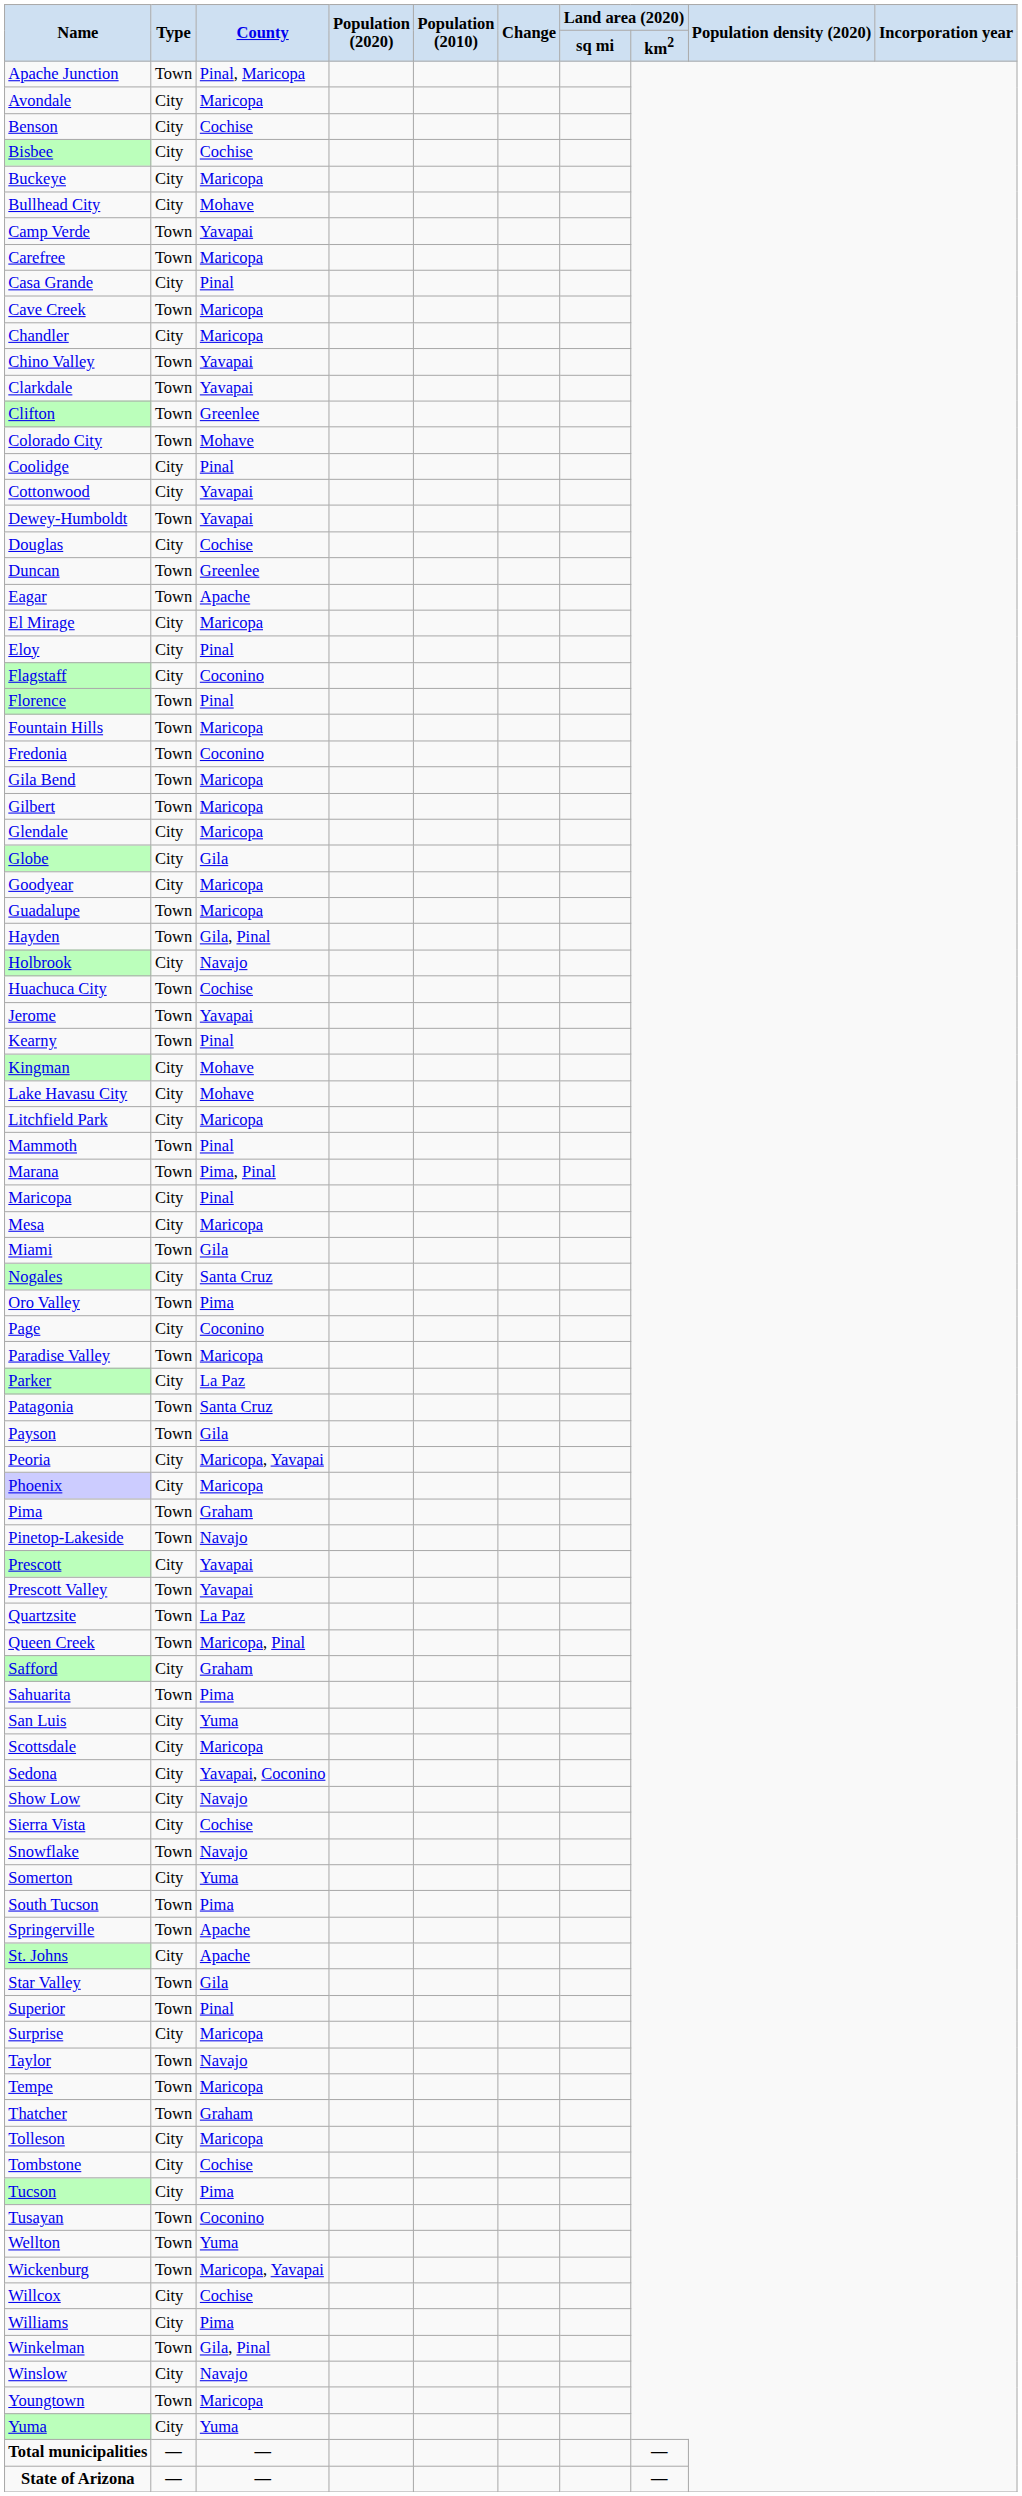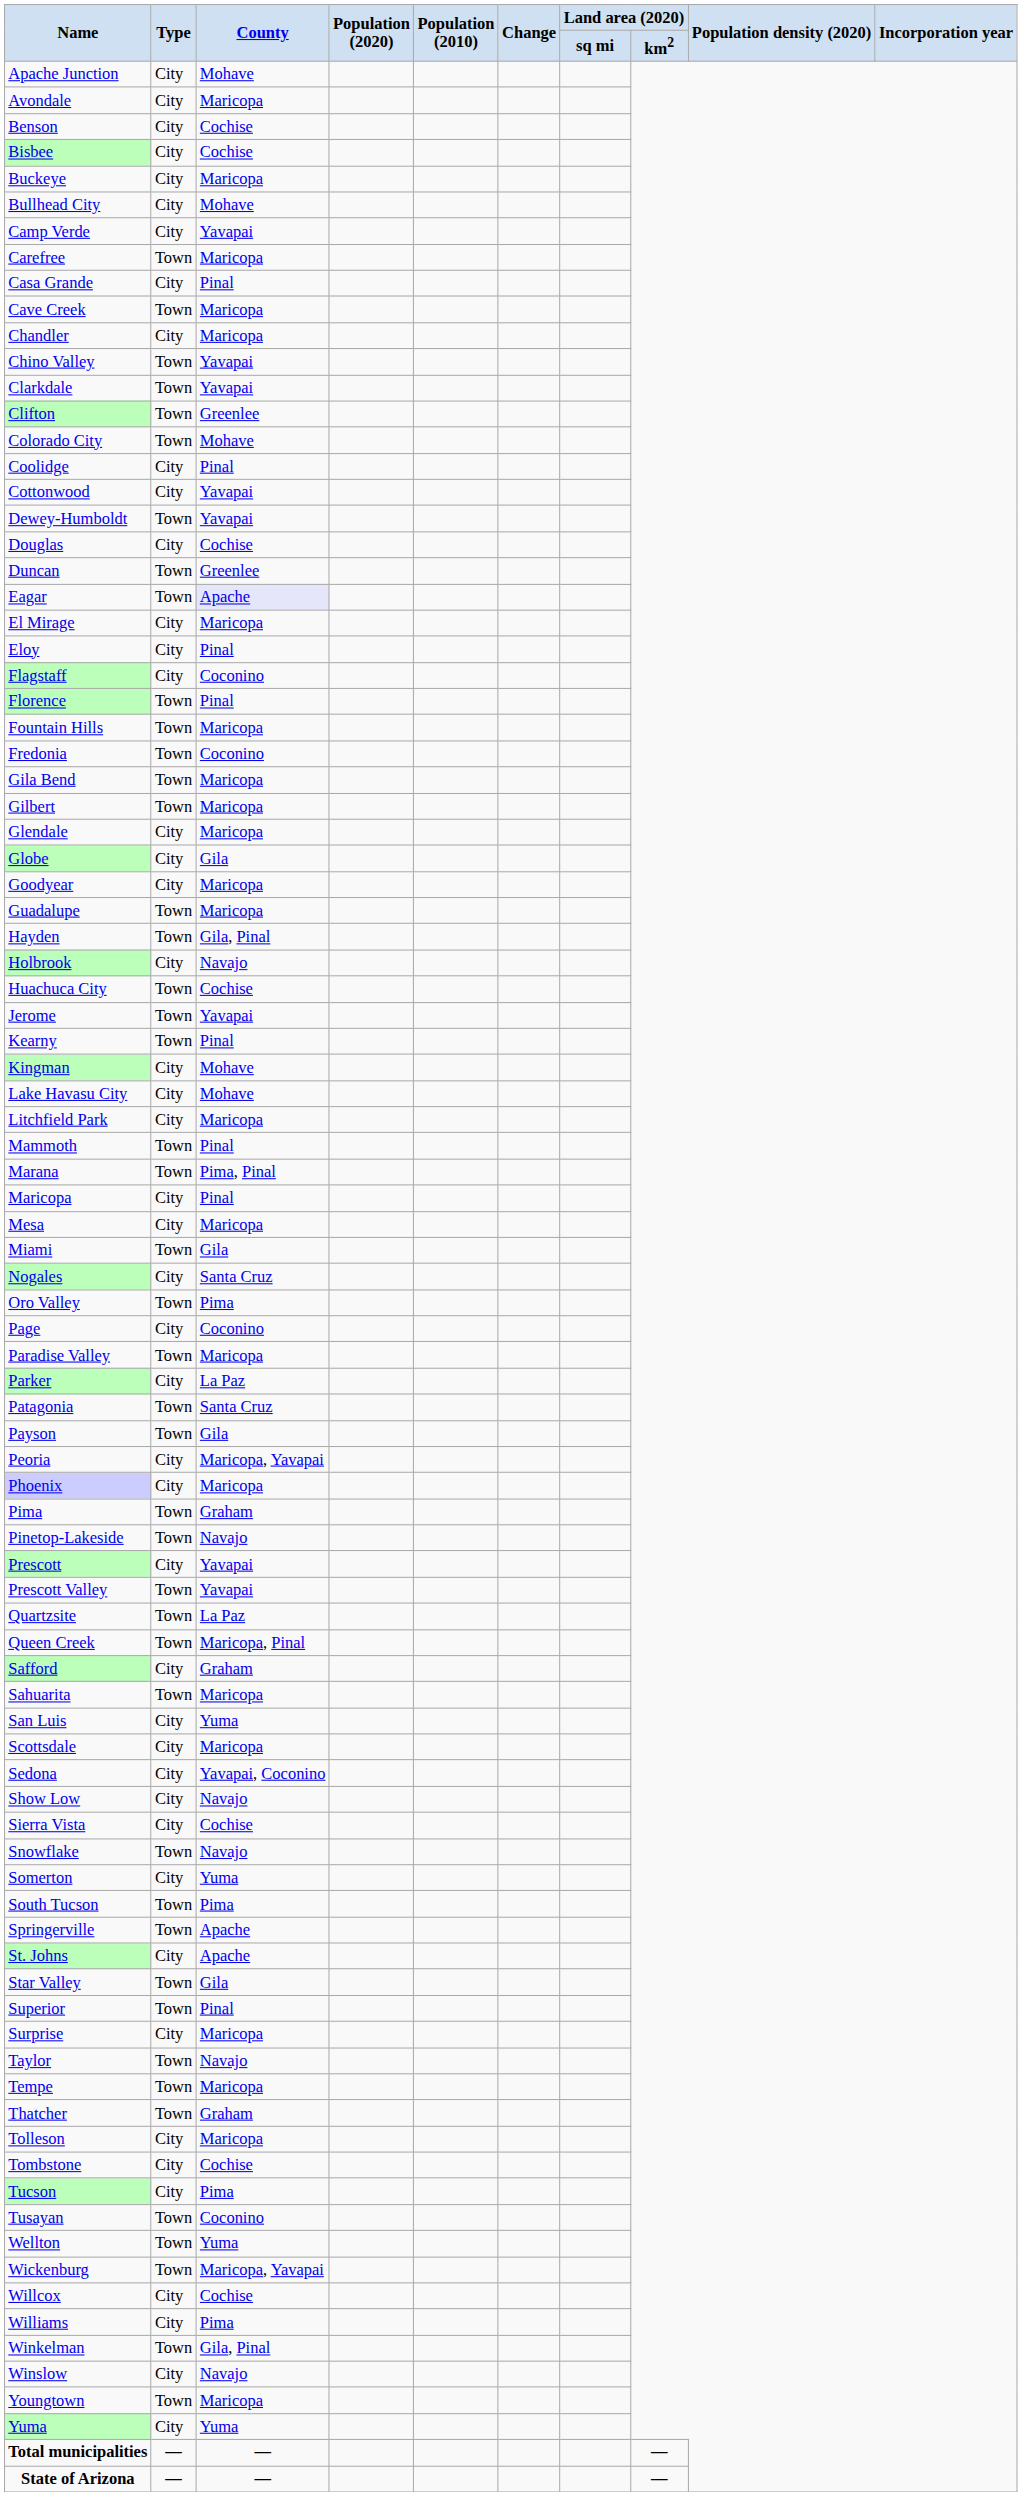(174, 74) Town -> (169, 74) City
(252, 74) Pinal, Maricopa -> (227, 74) Mohave
(174, 231) Town -> (169, 231) City
(225, 597) no background -> (225, 597) lavender background
(217, 1694) Pima -> (231, 1694) Maricopa
